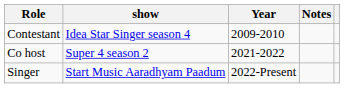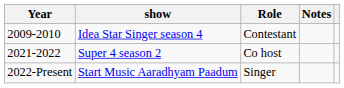columns swapped: (264, 14) <-> (34, 14)
